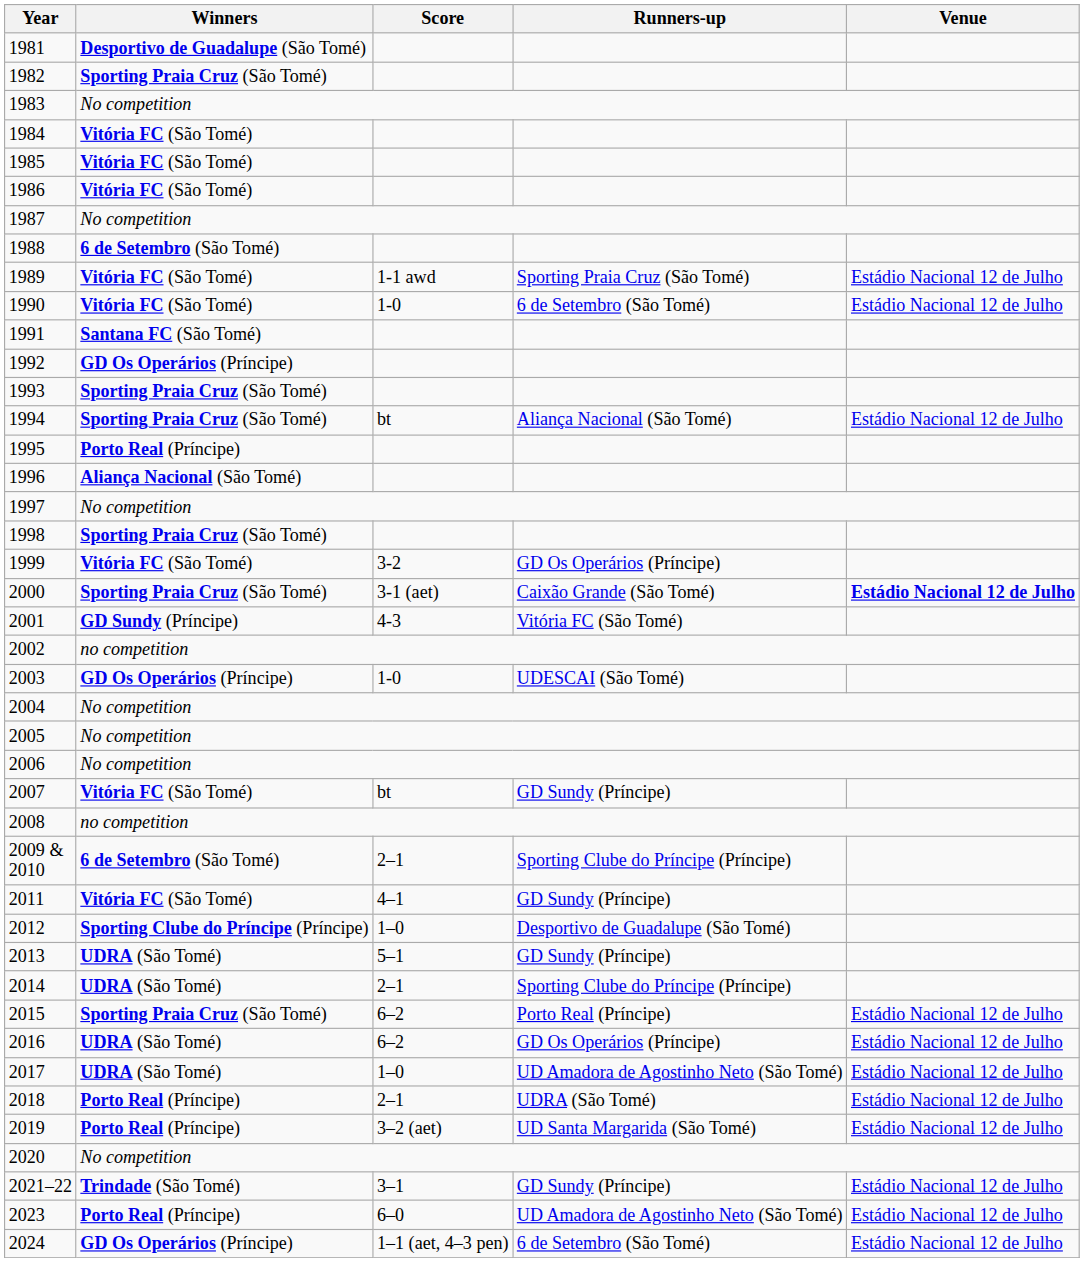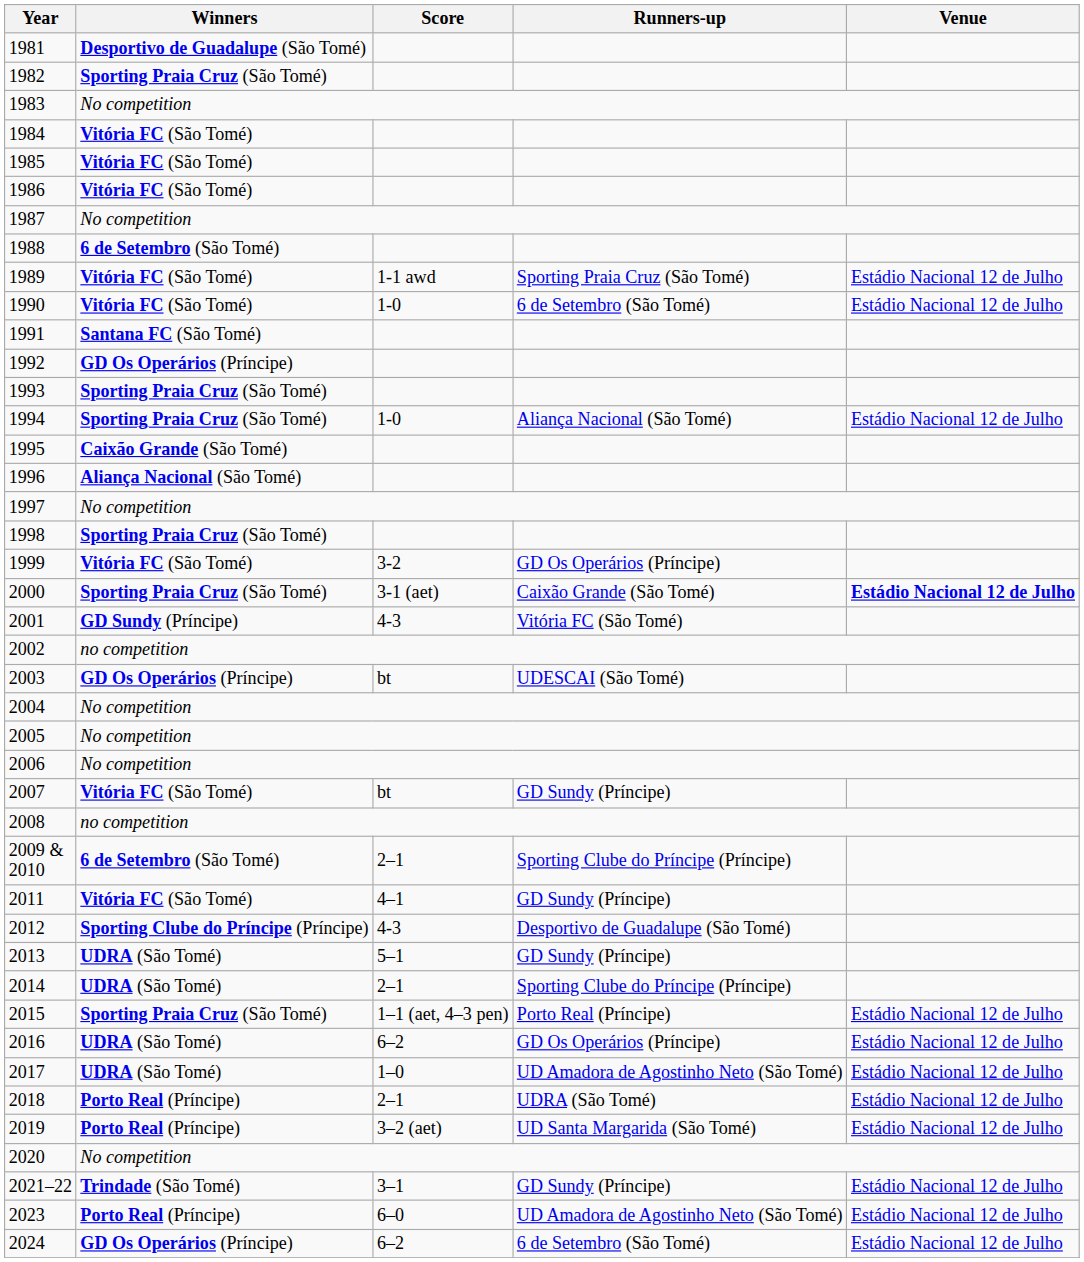(384, 420) bt -> (389, 420) 1-0
(160, 448) Porto Real (Príncipe) -> (184, 448) Caixão Grande (São Tomé)
(389, 678) 1-0 -> (384, 678) bt
(391, 928) 1–0 -> (389, 928) 4-3
(391, 1014) 6–2 -> (443, 1014) 1–1 (aet, 4–3 pen)
(443, 1243) 1–1 (aet, 4–3 pen) -> (391, 1243) 6–2
